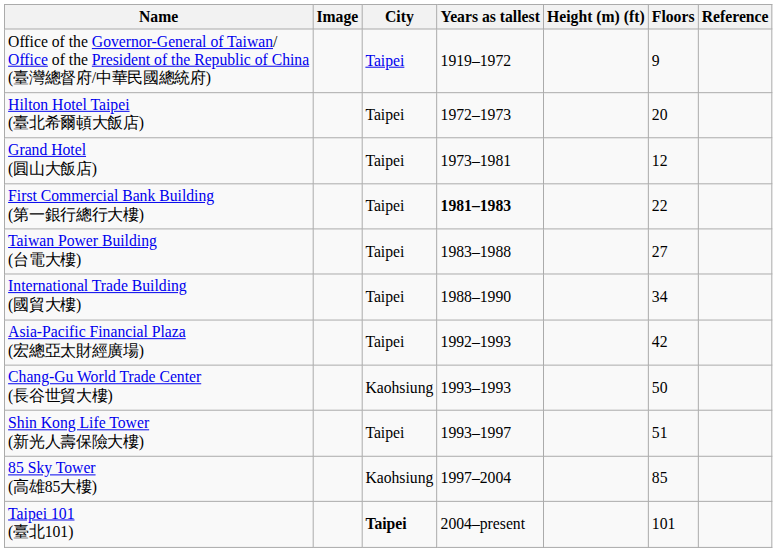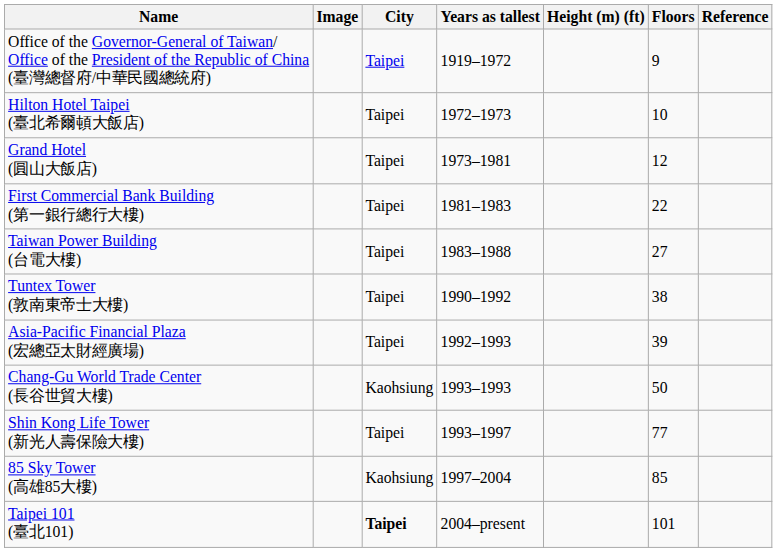(660, 115) 20 -> (660, 115) 10
(476, 206) bold -> (476, 206) normal
- row: (97, 295)
+ row: (68, 295)
(660, 342) 42 -> (660, 342) 39
(660, 433) 51 -> (660, 433) 77
